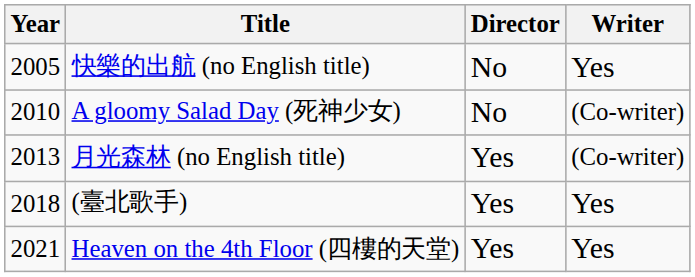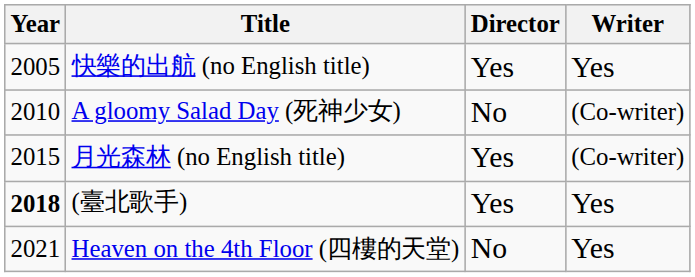(489, 66) No -> (492, 66) Yes
(35, 157) 2013 -> (35, 157) 2015
(35, 203) normal -> (35, 203) bold
(492, 248) Yes -> (489, 248) No
